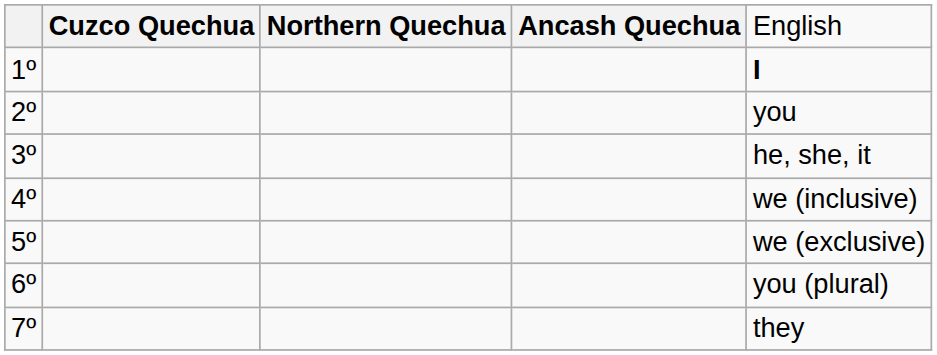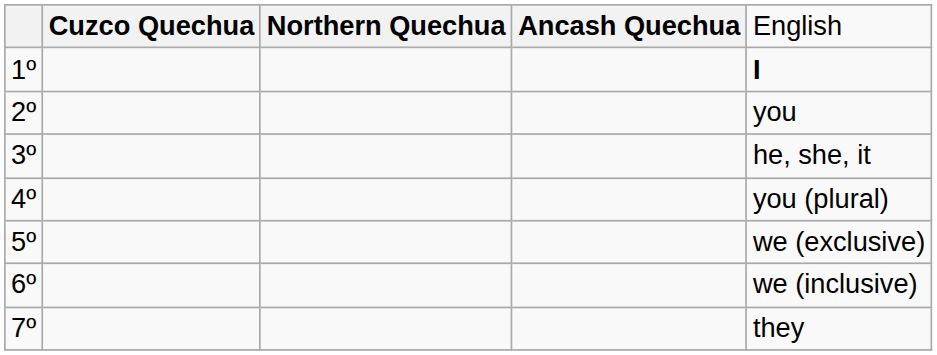(835, 198) we (inclusive) -> (821, 198) you (plural)
(821, 284) you (plural) -> (835, 284) we (inclusive)
